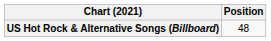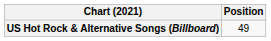(244, 28) 48 -> (244, 28) 49
